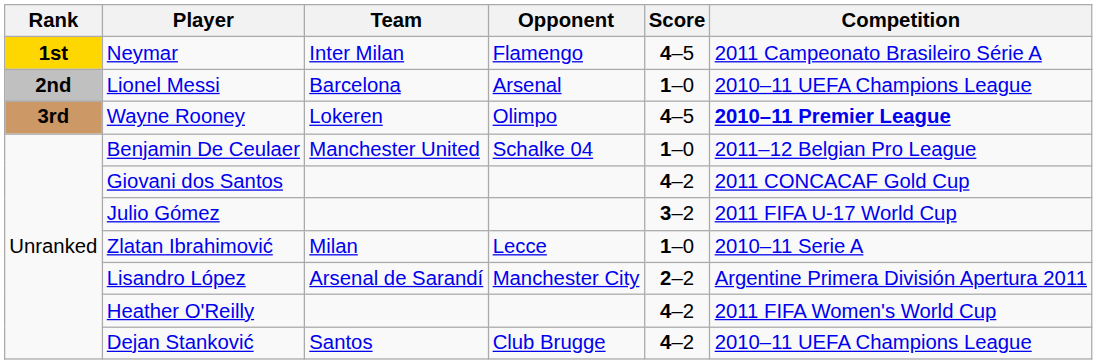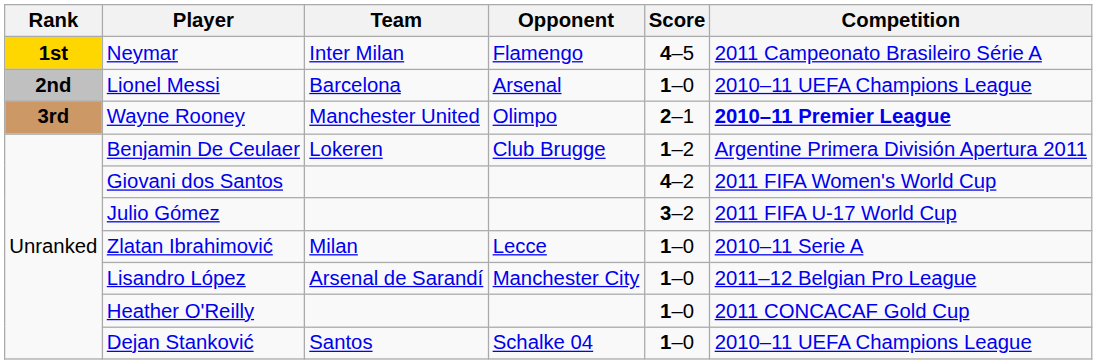(346, 117) Lokeren -> (395, 117) Manchester United
(677, 117) 4–5 -> (677, 117) 2–1
(395, 149) Manchester United -> (346, 149) Lokeren
(543, 149) Schalke 04 -> (549, 149) Club Brugge
(677, 149) 1–0 -> (677, 149) 1–2
(846, 149) 2011–12 Belgian Pro League -> (901, 149) Argentine Primera División Apertura 2011
(842, 181) 2011 CONCACAF Gold Cup -> (856, 181) 2011 FIFA Women's World Cup
(677, 278) 2–2 -> (677, 278) 1–0
(901, 278) Argentine Primera División Apertura 2011 -> (846, 278) 2011–12 Belgian Pro League
(677, 310) 4–2 -> (677, 310) 1–0
(856, 310) 2011 FIFA Women's World Cup -> (842, 310) 2011 CONCACAF Gold Cup
(549, 342) Club Brugge -> (543, 342) Schalke 04
(677, 342) 4–2 -> (677, 342) 1–0
